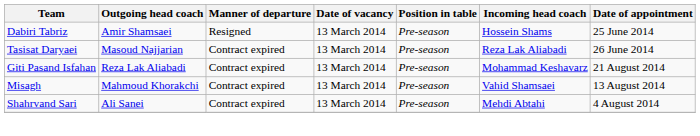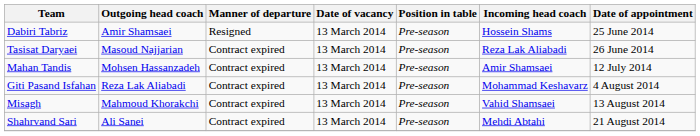+ row: (39, 67)
(629, 67) 21 August 2014 -> (626, 85) 4 August 2014
(626, 103) 4 August 2014 -> (629, 121) 21 August 2014
